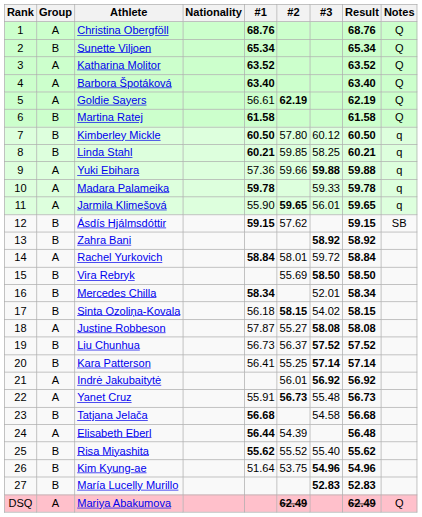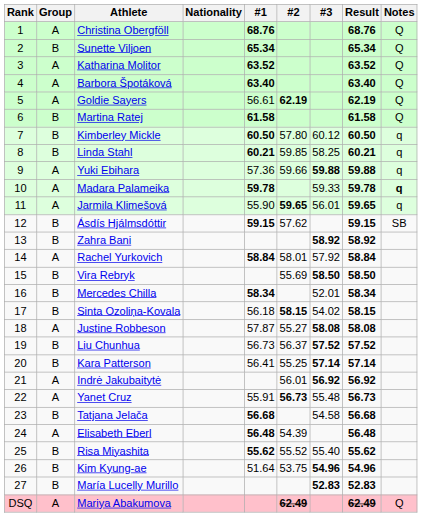(399, 188) normal -> (399, 188) bold
(326, 258) 59.72 -> (326, 258) 57.92
(261, 433) 56.44 -> (261, 433) 56.48
